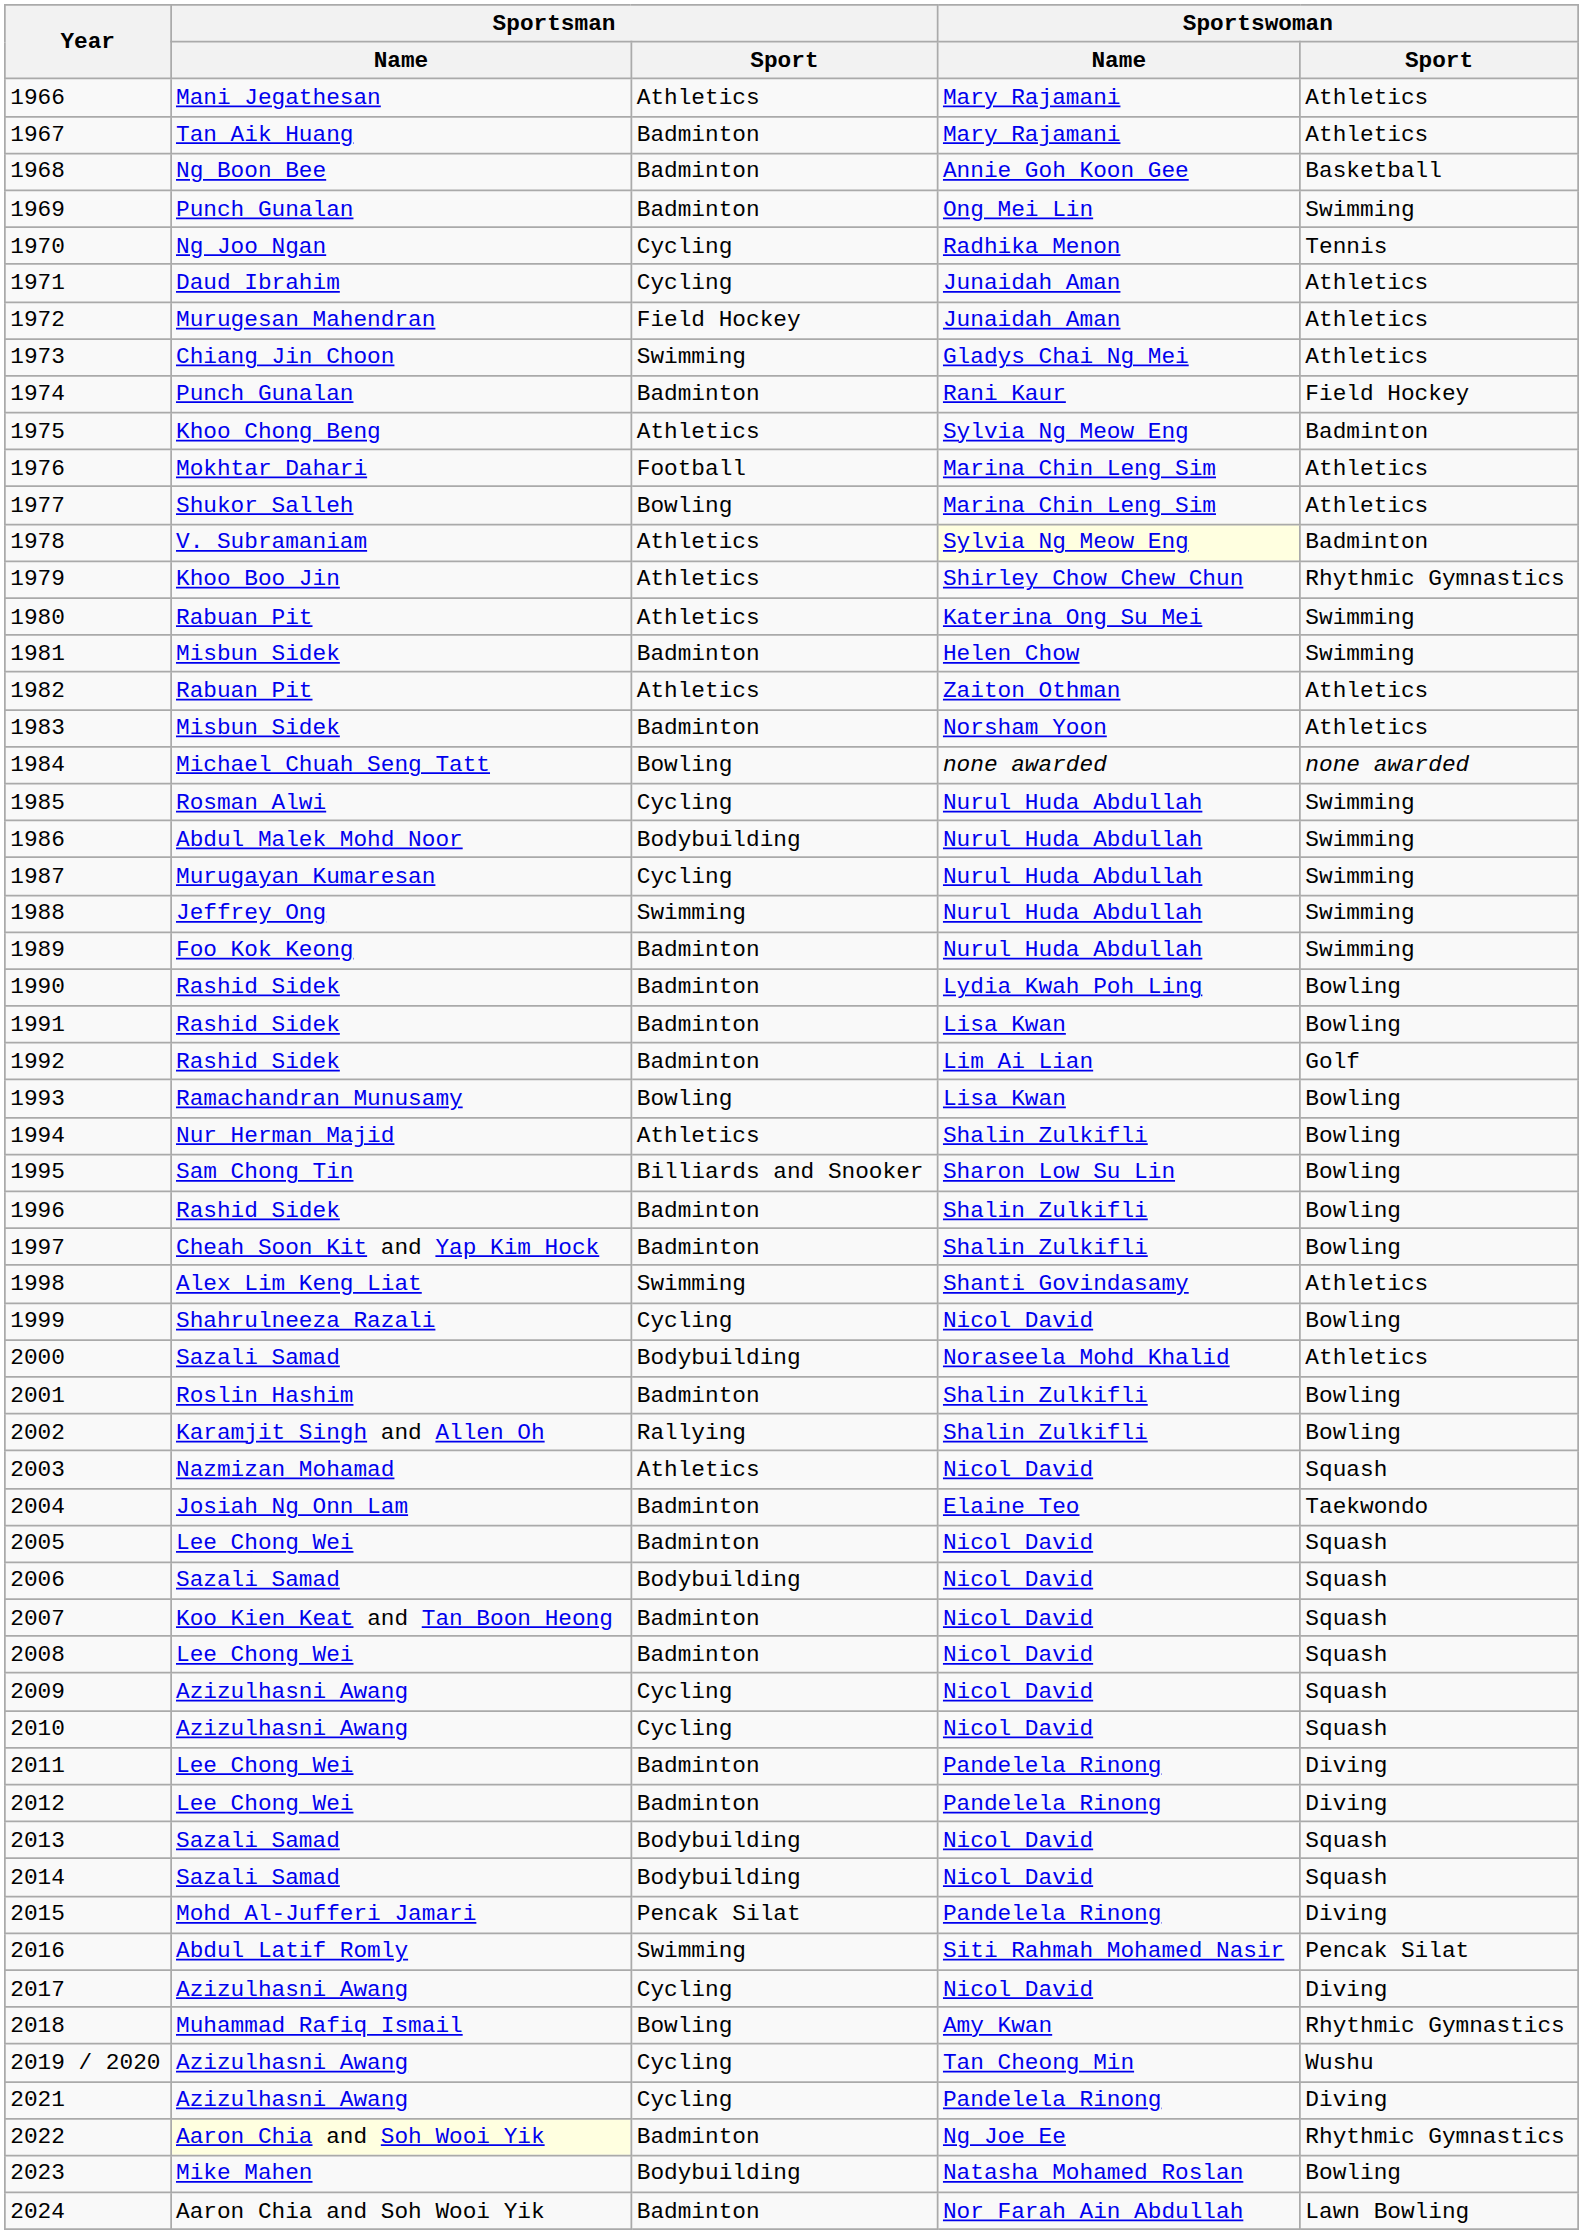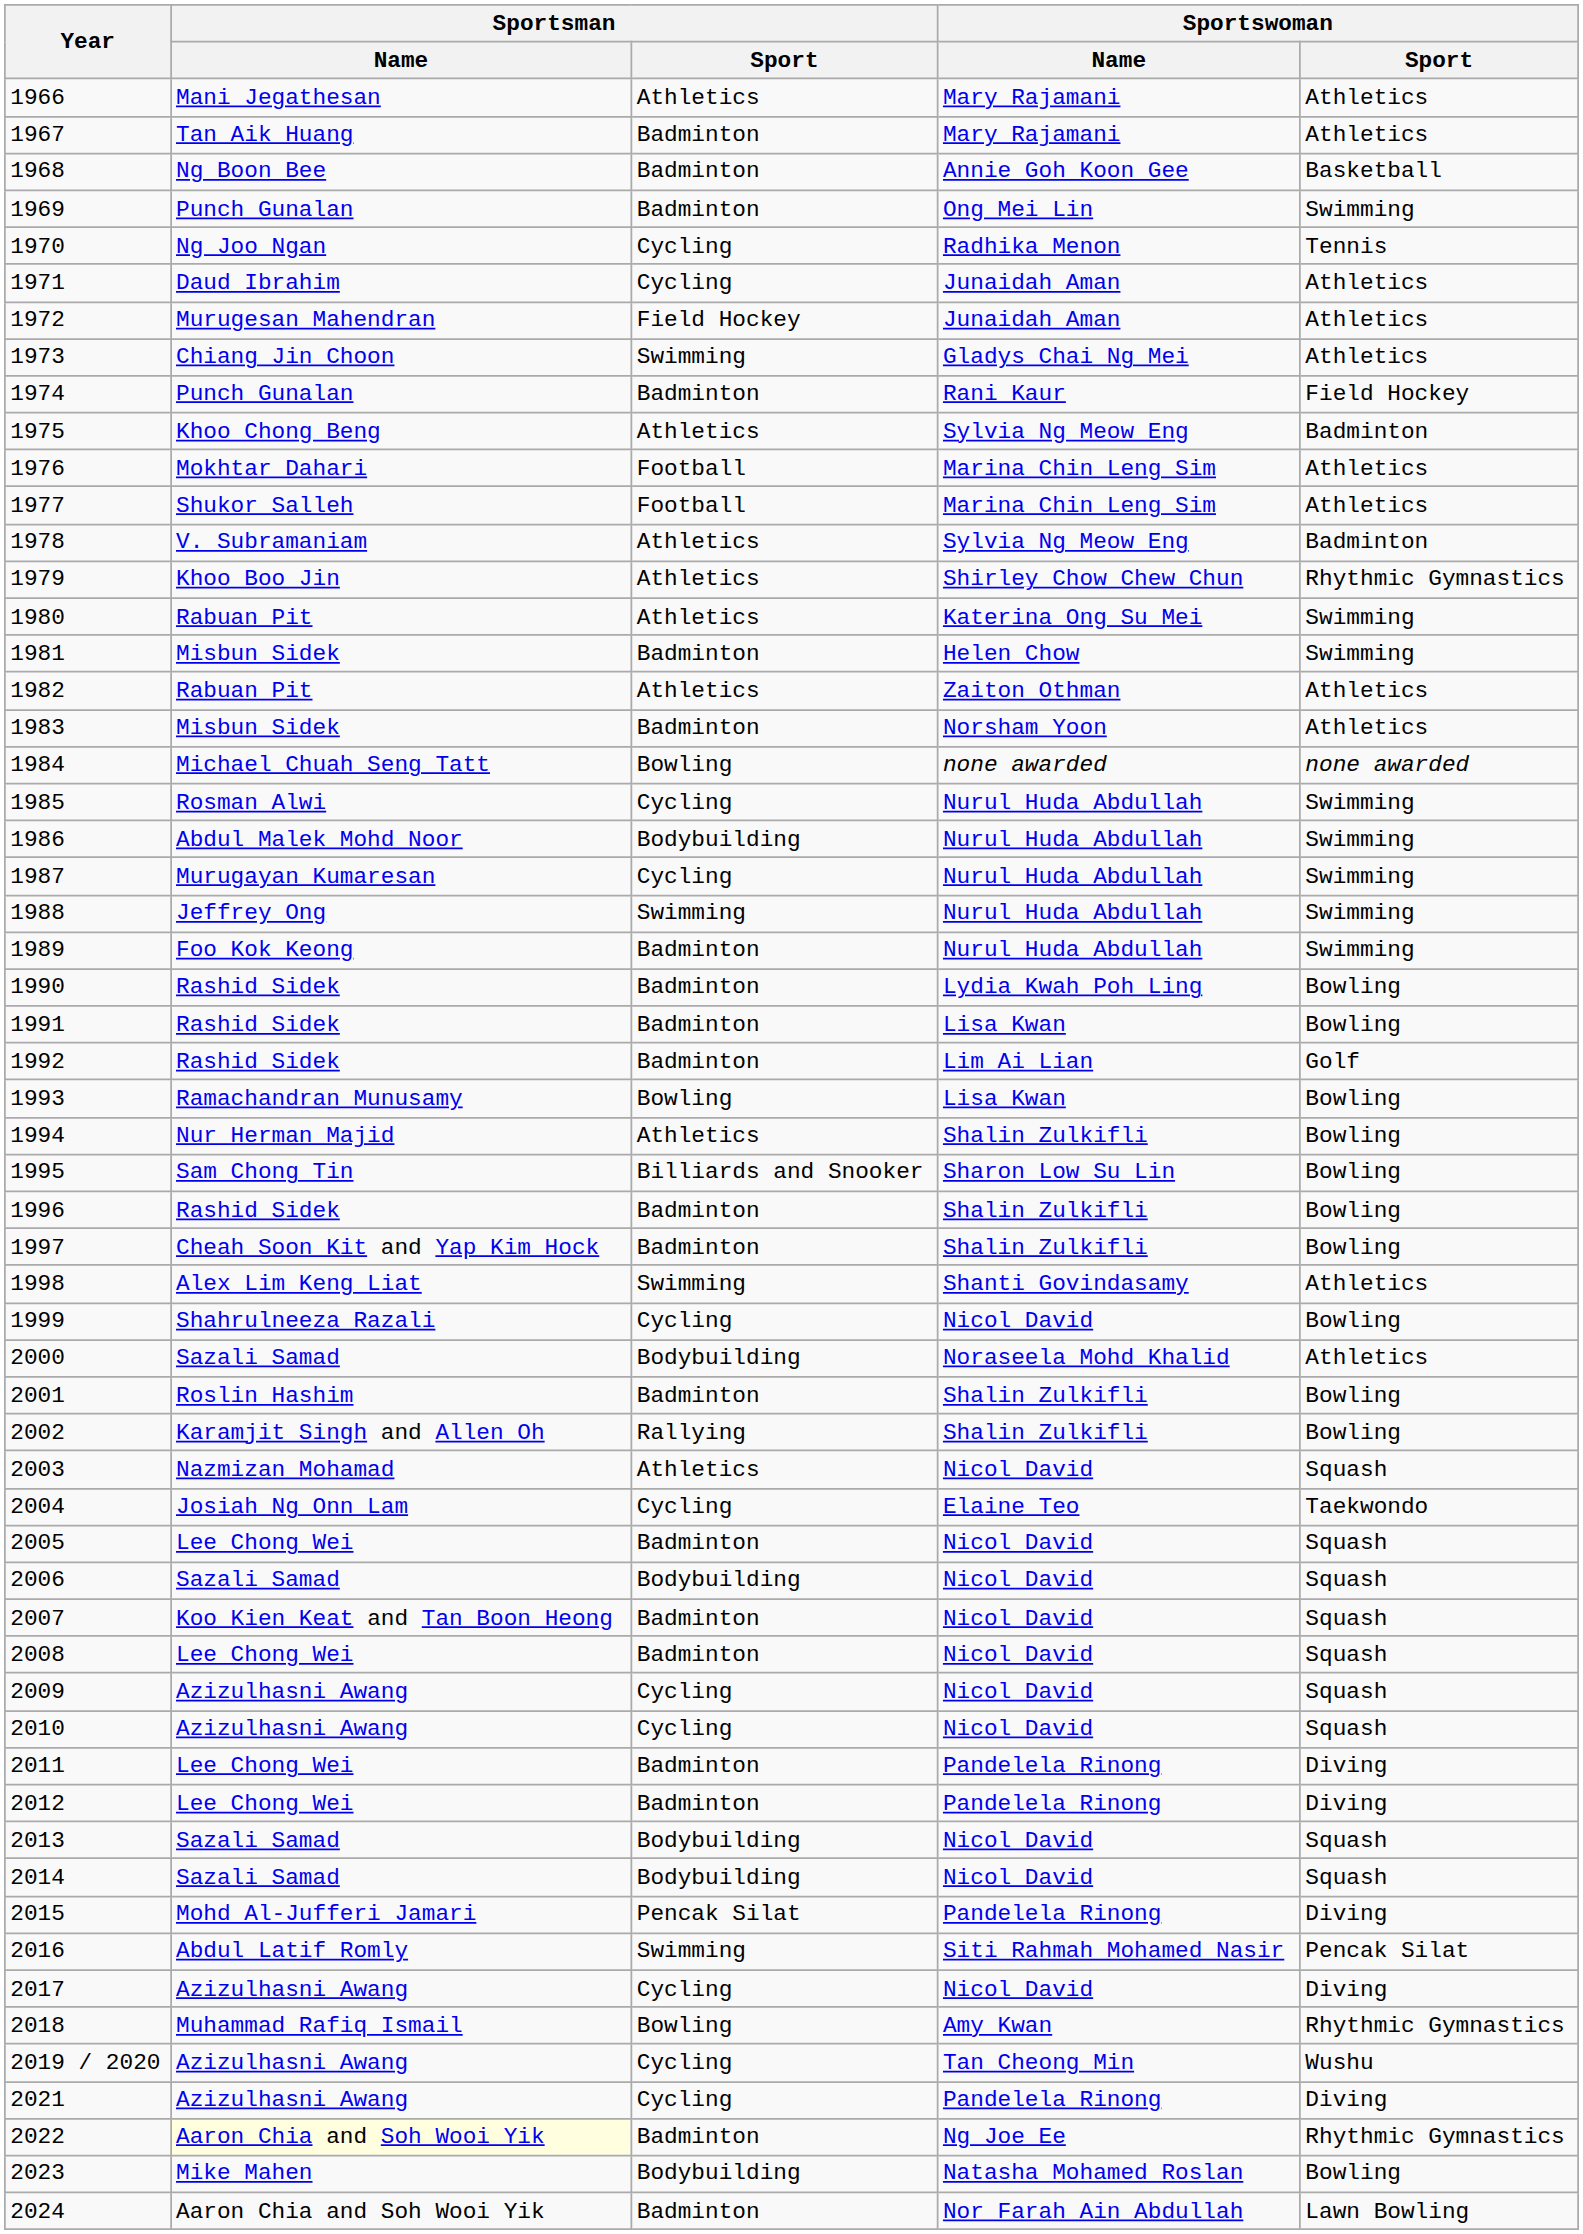(685, 505) Bowling -> (691, 505) Football
(1066, 543) lightyellow background -> (1066, 543) no background
(698, 1507) Badminton -> (685, 1507) Cycling
